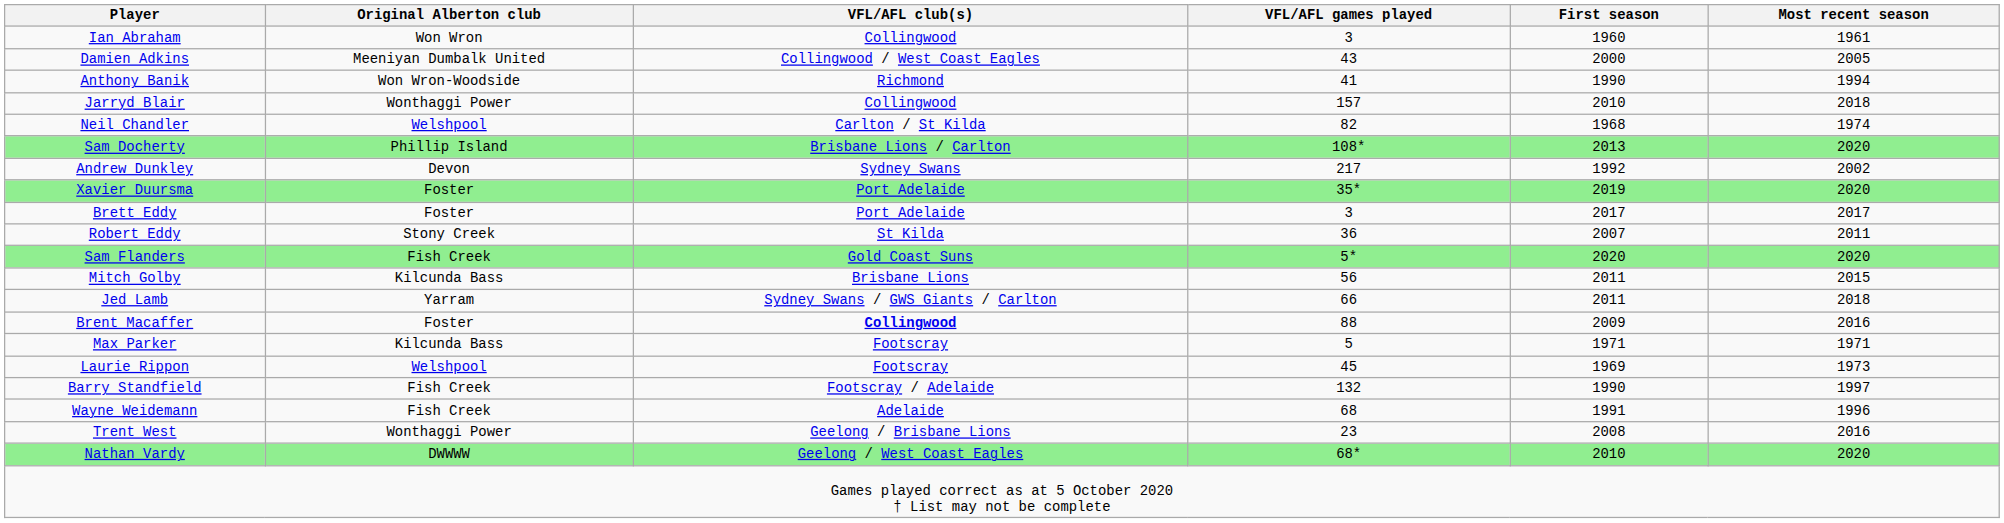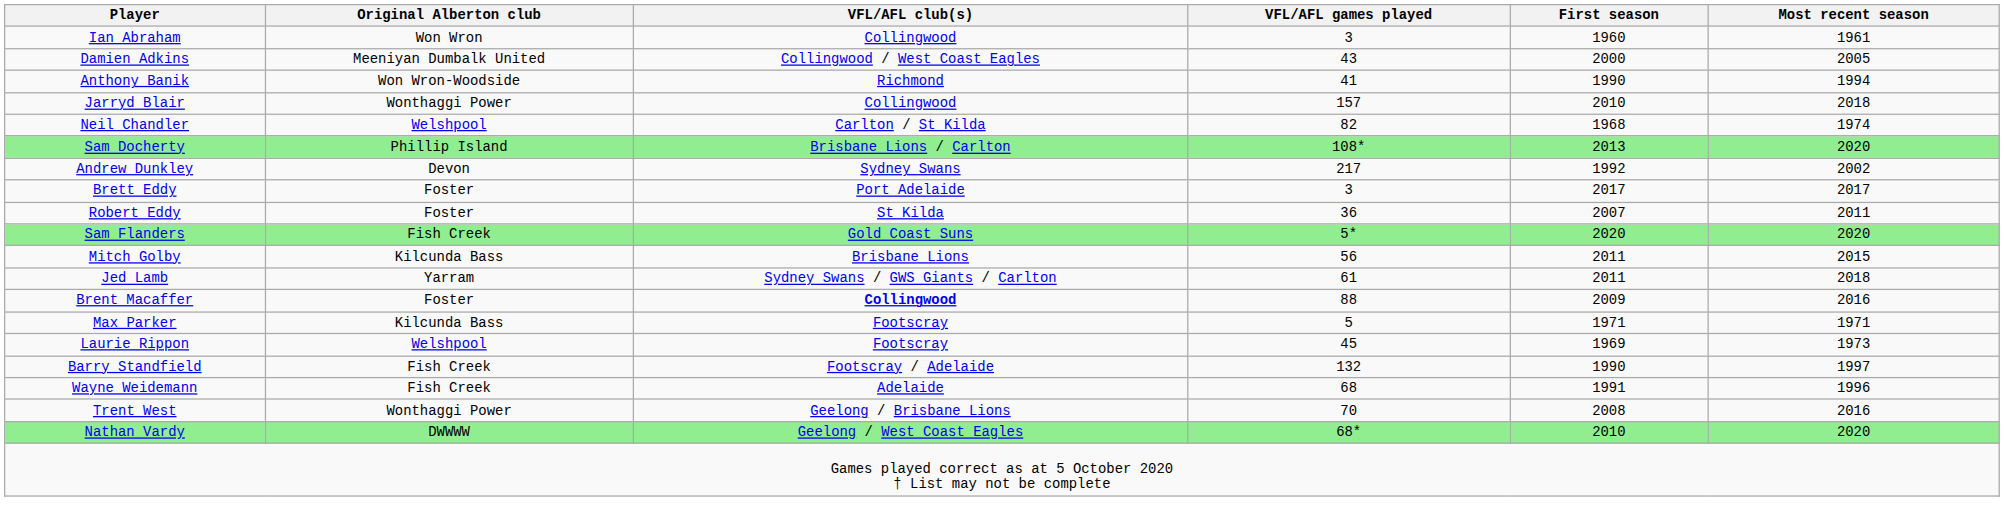- row: (135, 191)
(449, 235) Stony Creek -> (449, 213) Foster
(1349, 301) 66 -> (1349, 279) 61
(1349, 432) 23 -> (1349, 410) 70
